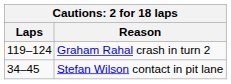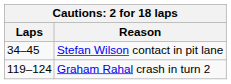rows swapped: (140, 69) <-> (134, 50)
